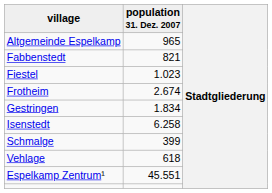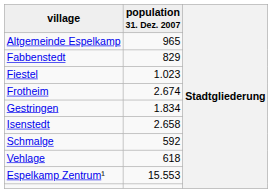(171, 58) 821 -> (171, 58) 829
(167, 125) 6.258 -> (167, 125) 2.658
(171, 141) 399 -> (171, 141) 592
(164, 175) 45.551 -> (164, 175) 15.553
